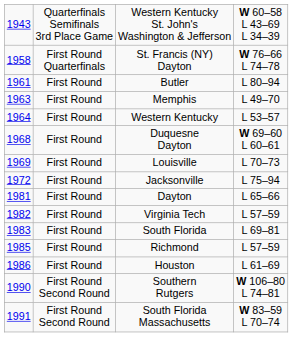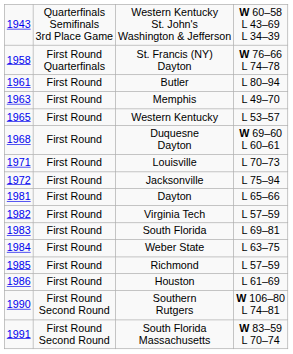(19, 117) 1964 -> (19, 117) 1965
(19, 163) 1969 -> (19, 163) 1971
+ row: (175, 248)
